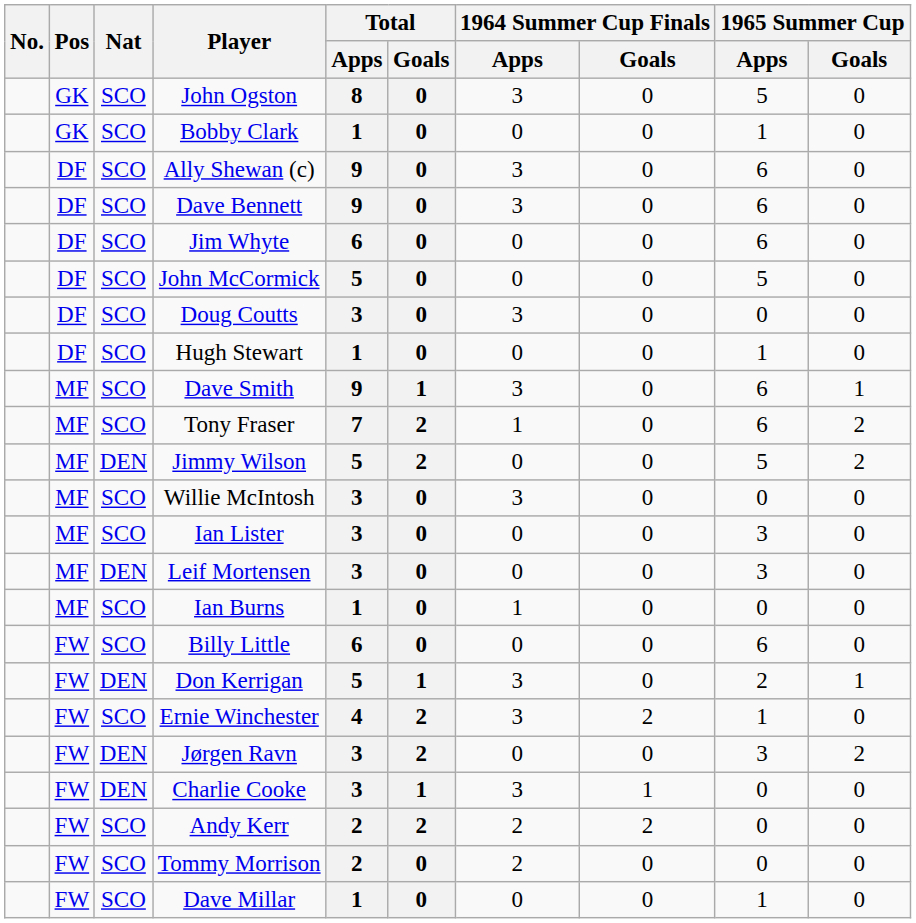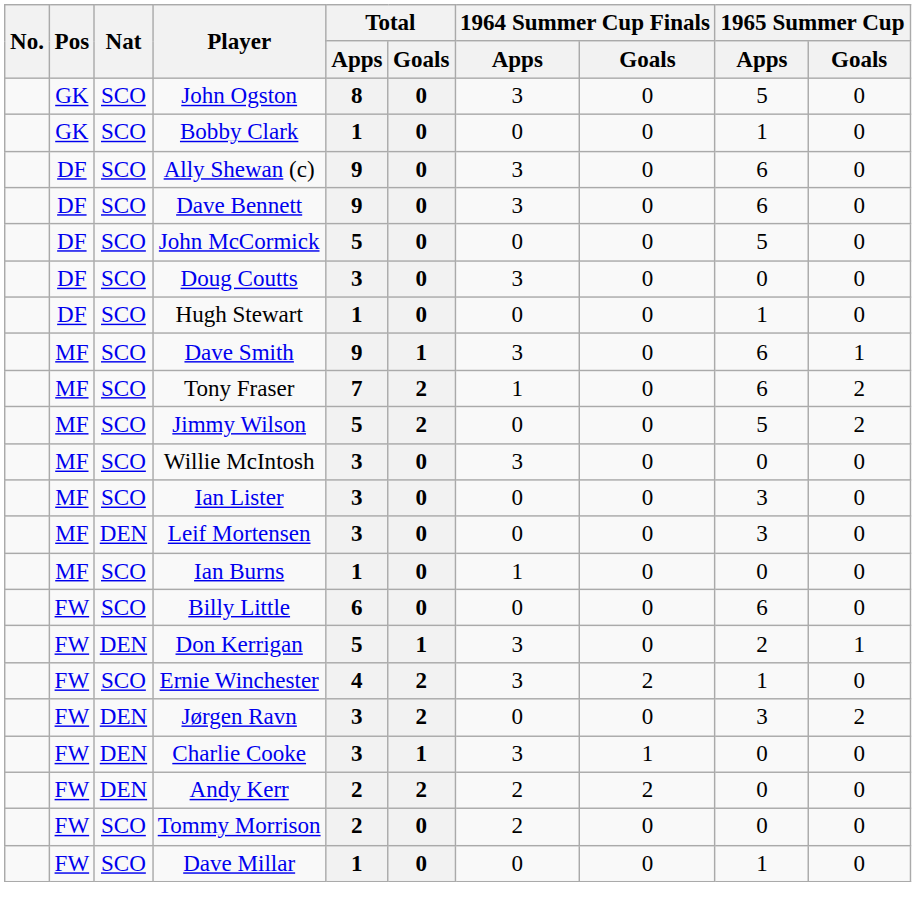- row: (239, 242)
(123, 461) DEN -> (123, 424) SCO
(123, 826) SCO -> (123, 790) DEN
